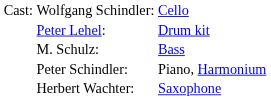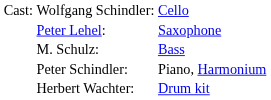(184, 30) Drum kit -> (190, 30) Saxophone
(190, 89) Saxophone -> (184, 89) Drum kit
